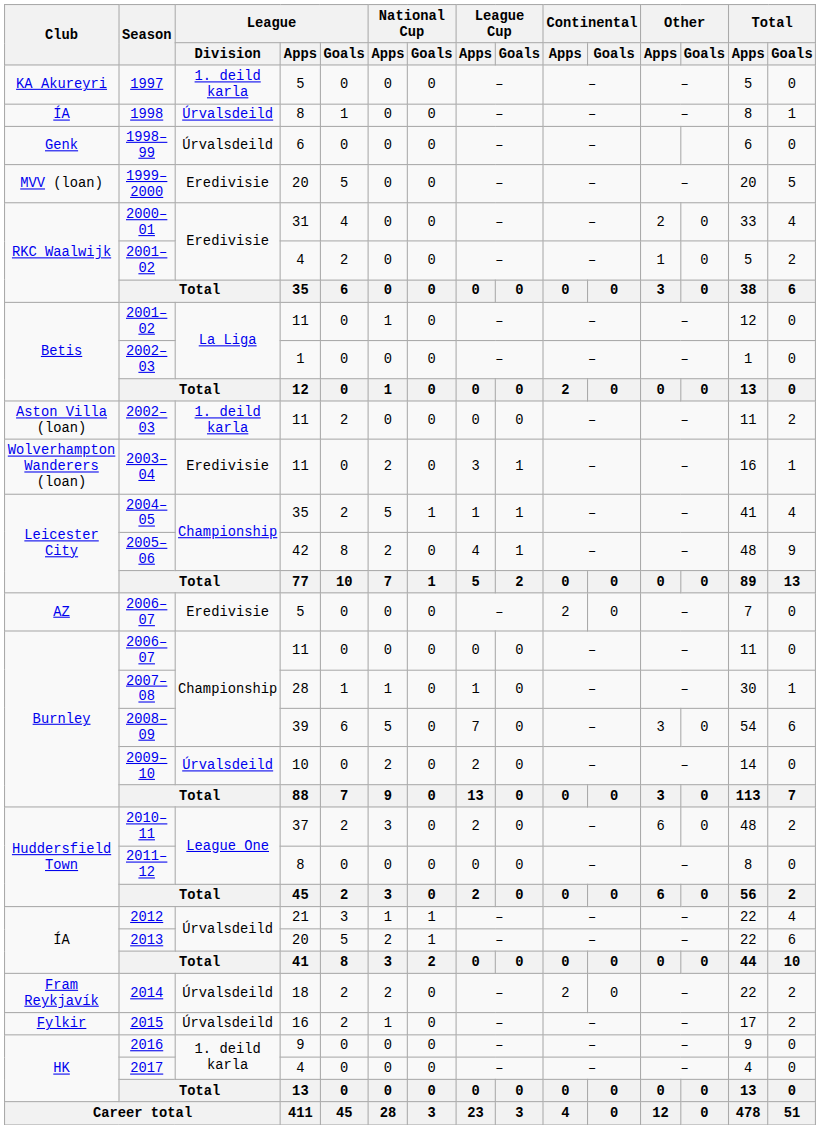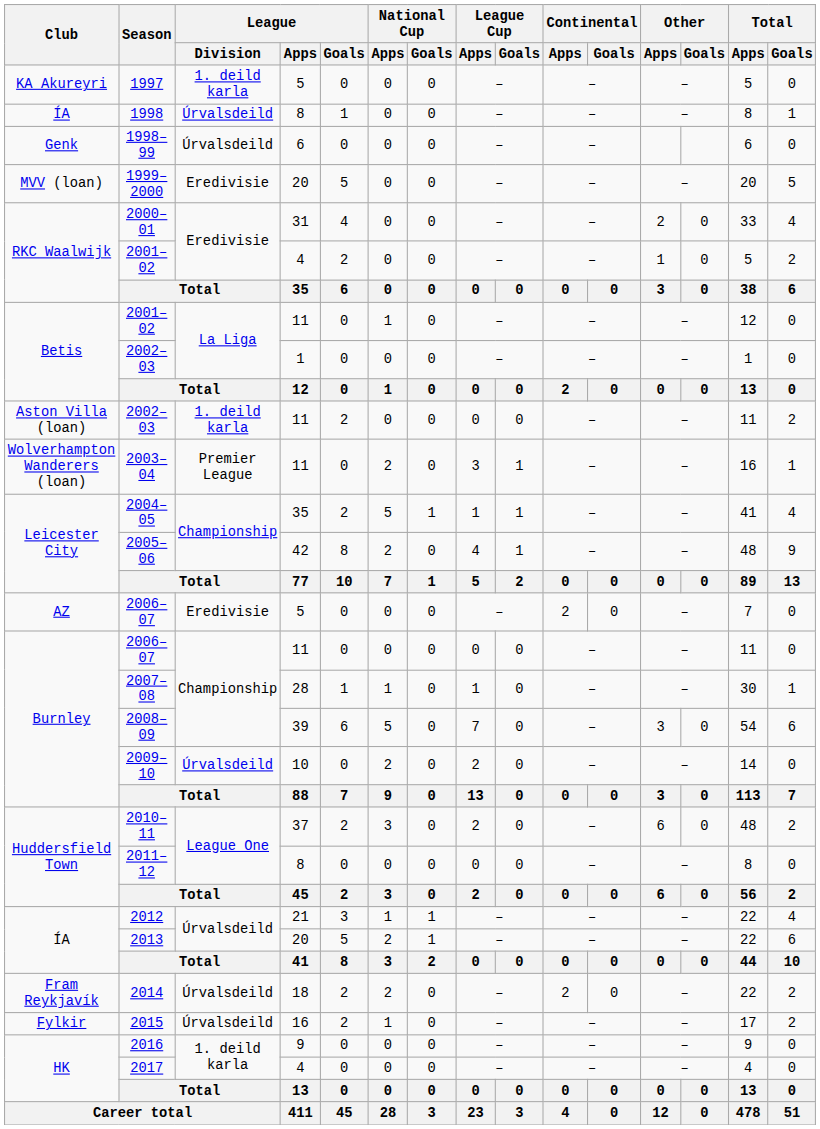(228, 467) Eredivisie -> (228, 467) Premier League
